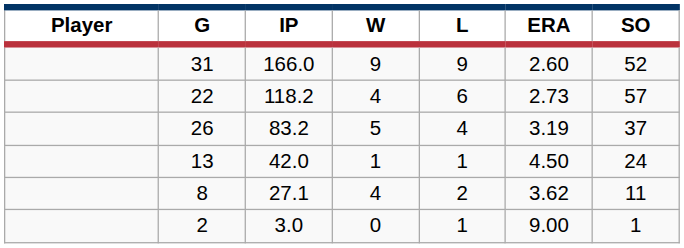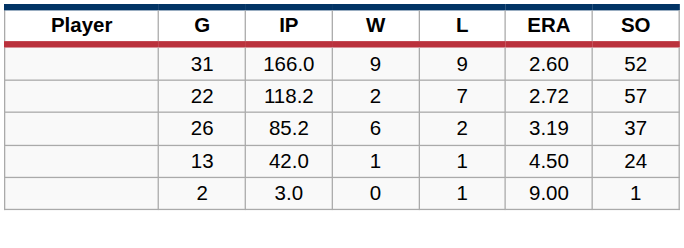(376, 95) 4 -> (376, 95) 2
(462, 95) 6 -> (462, 95) 7
(549, 95) 2.73 -> (549, 95) 2.72
(289, 128) 83.2 -> (289, 128) 85.2
(376, 128) 5 -> (376, 128) 6
(462, 128) 4 -> (462, 128) 2
- row: (202, 193)
